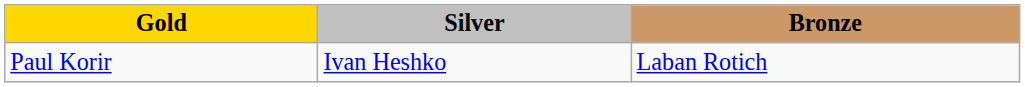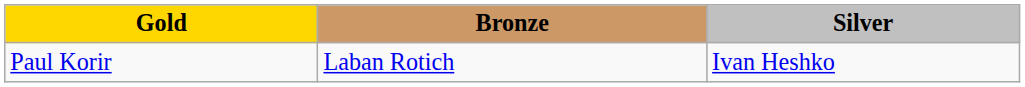columns swapped: (474, 23) <-> (825, 23)
